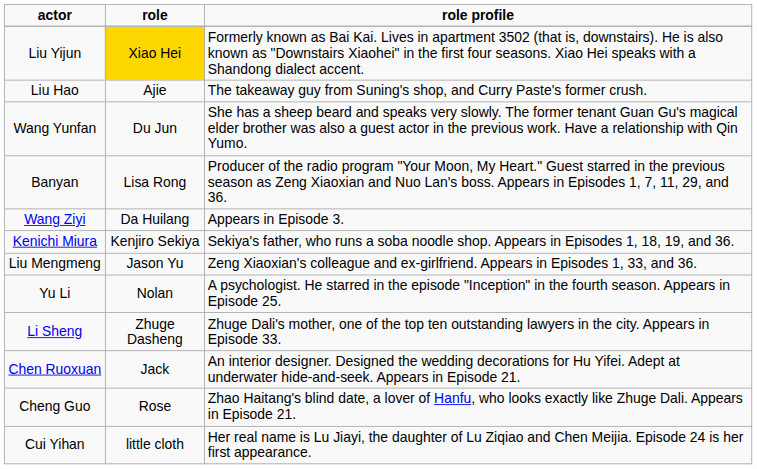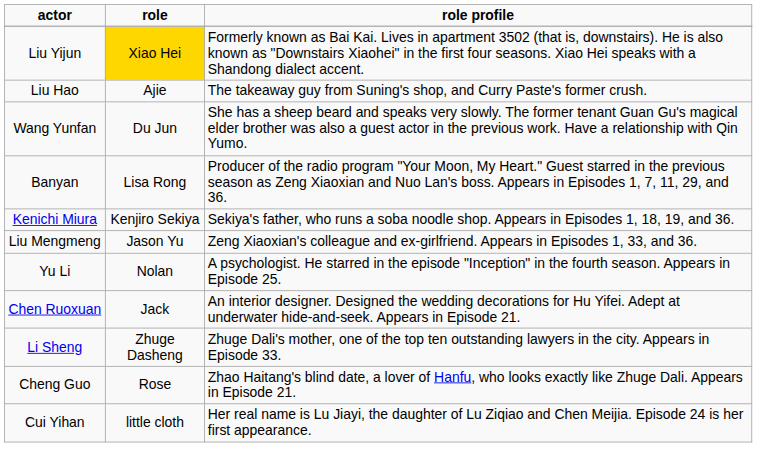- row: (55, 219)
rows swapped: (55, 331) <-> (55, 369)
